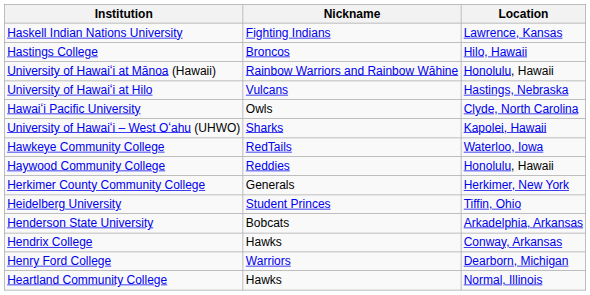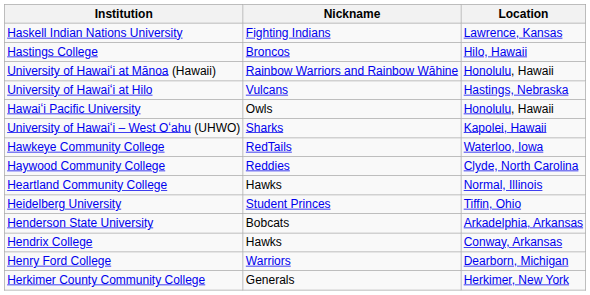(521, 109) Clyde, North Carolina -> (509, 109) Honolulu, Hawaii
(509, 166) Honolulu, Hawaii -> (521, 166) Clyde, North Carolina
rows swapped: (87, 280) <-> (106, 185)
